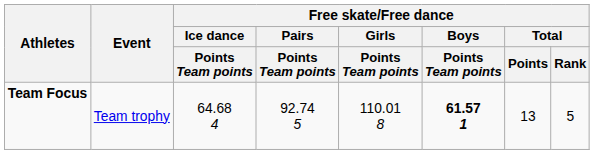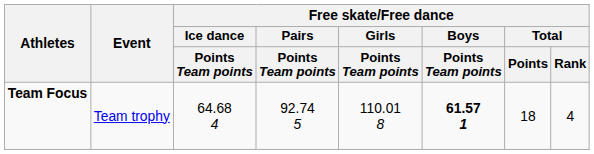(528, 116) 13 -> (528, 116) 18
(570, 116) 5 -> (570, 116) 4
